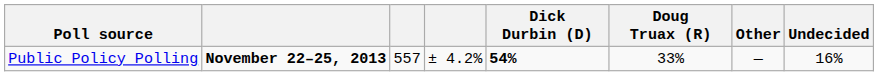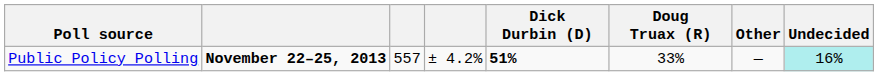(503, 59) 54% -> (503, 59) 51%
(829, 59) no background -> (829, 59) paleturquoise background
